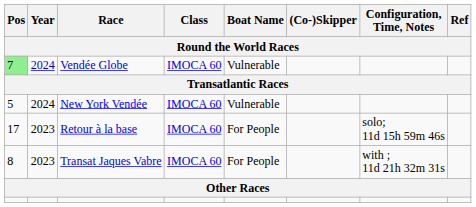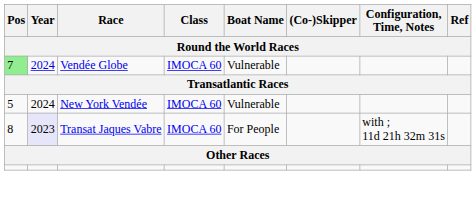- row: (99, 129)
(43, 161) no background -> (43, 129) lavender background
